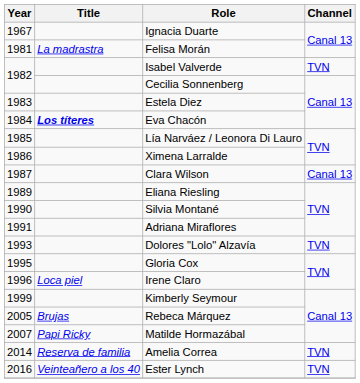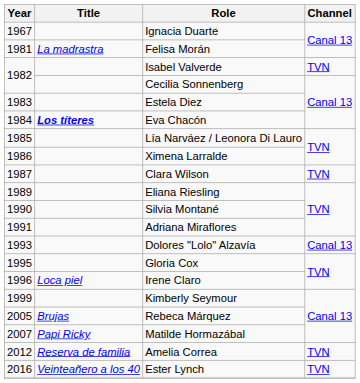(330, 174) Canal 13 -> (318, 174) TVN
(318, 245) TVN -> (330, 245) Canal 13
(19, 352) 2014 -> (19, 352) 2012
